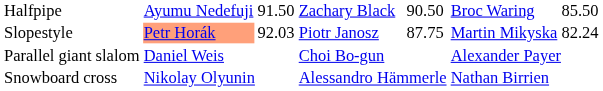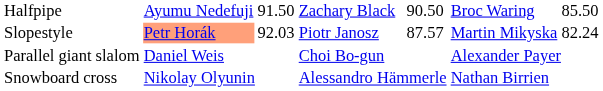(425, 33) 87.75 -> (425, 33) 87.57
